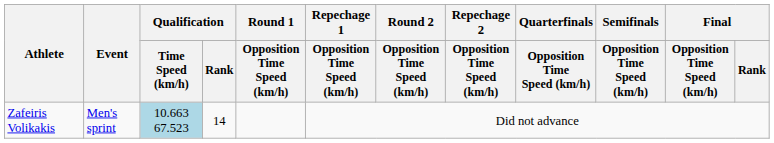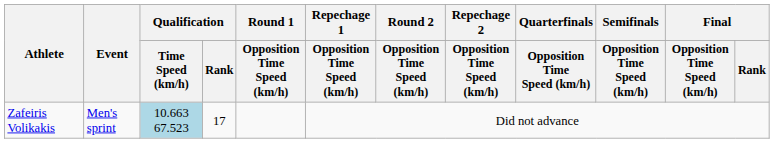(219, 120) 14 -> (219, 120) 17
